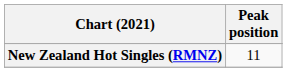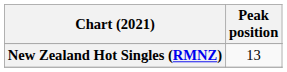(254, 55) 11 -> (254, 55) 13
